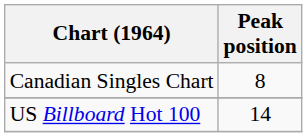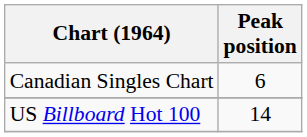(260, 80) 8 -> (260, 80) 6
